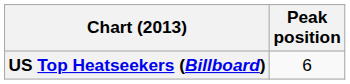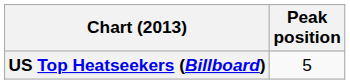(307, 65) 6 -> (307, 65) 5
